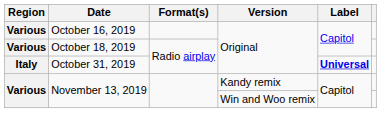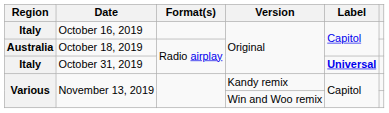(27, 30) Various -> (30, 30) Italy
(27, 47) Various -> (30, 47) Australia
